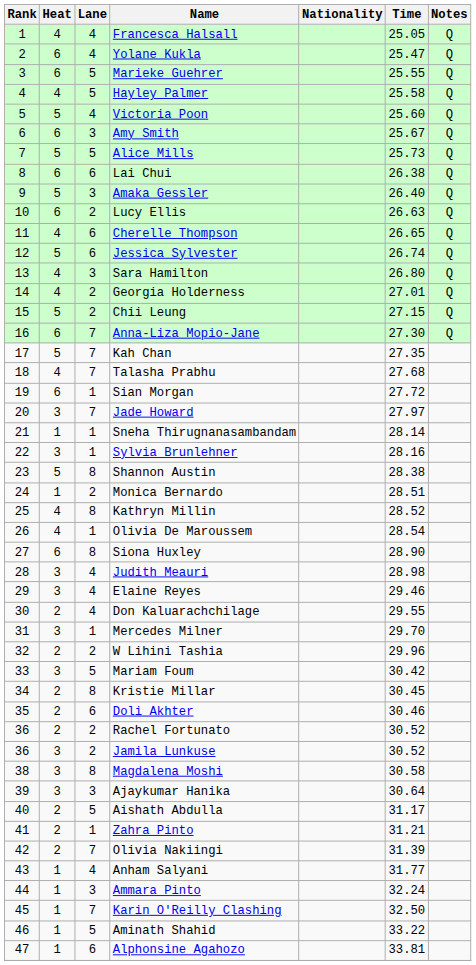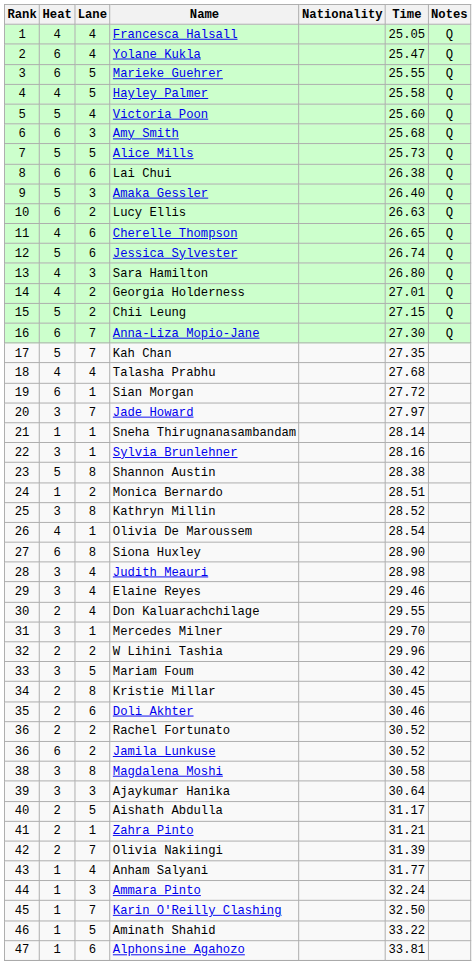(407, 134) 25.67 -> (407, 134) 25.68
(92, 373) 7 -> (92, 373) 4
(57, 512) 4 -> (57, 512) 3
(57, 751) 3 -> (57, 751) 6
